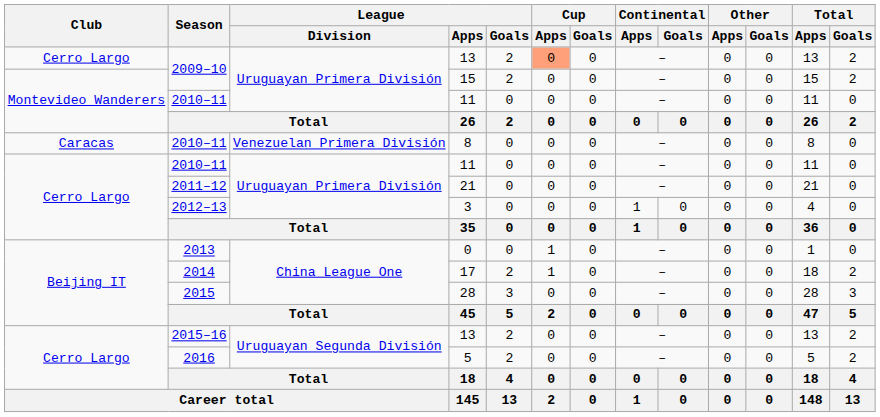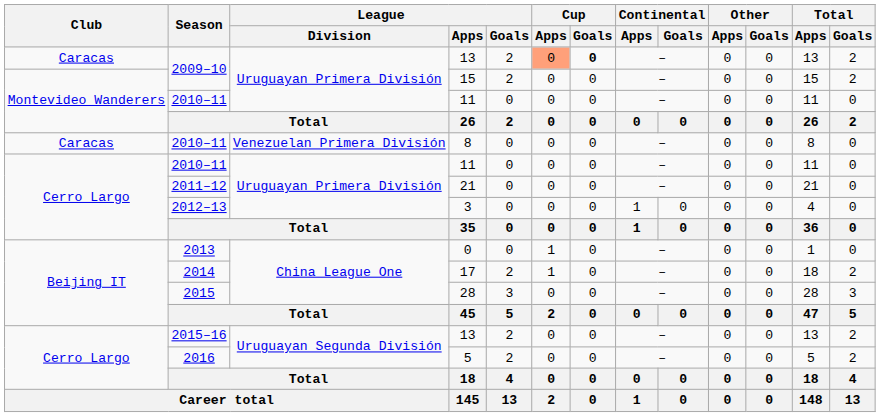(86, 58) Cerro Largo -> (86, 58) Caracas
(593, 58) normal -> (593, 58) bold
